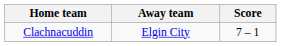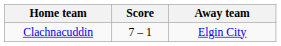columns swapped: (248, 13) <-> (166, 13)
